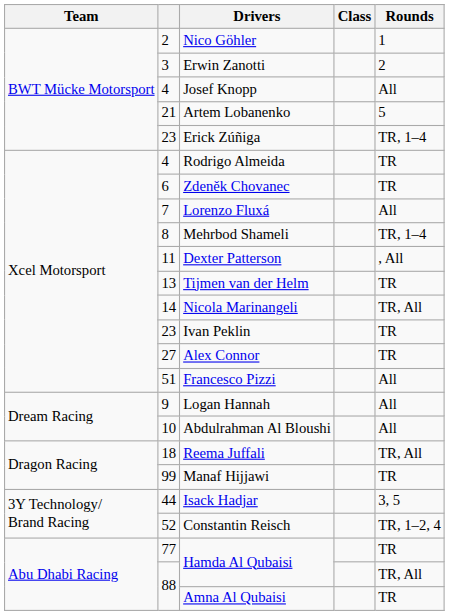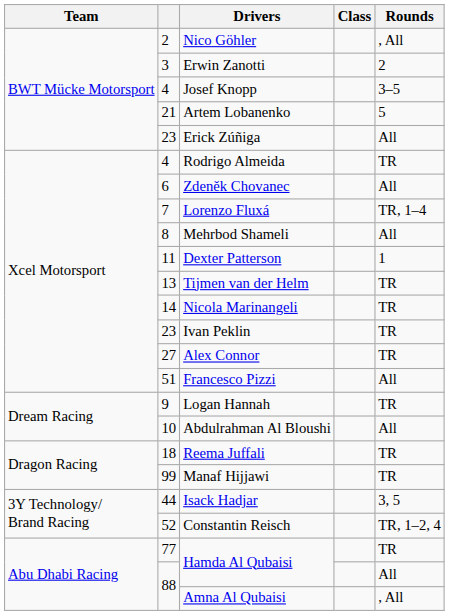(382, 40) 1 -> (391, 40) , All
(388, 88) All -> (389, 88) 3–5
(402, 137) TR, 1–4 -> (388, 137) All
(388, 185) TR -> (388, 185) All
(388, 210) All -> (402, 210) TR, 1–4
(402, 234) TR, 1–4 -> (388, 234) All
(391, 258) , All -> (382, 258) 1
(400, 307) TR, All -> (388, 307) TR
(388, 403) All -> (388, 403) TR
(400, 452) TR, All -> (388, 452) TR
(400, 573) TR, All -> (388, 573) All
(388, 597) TR -> (391, 597) , All
